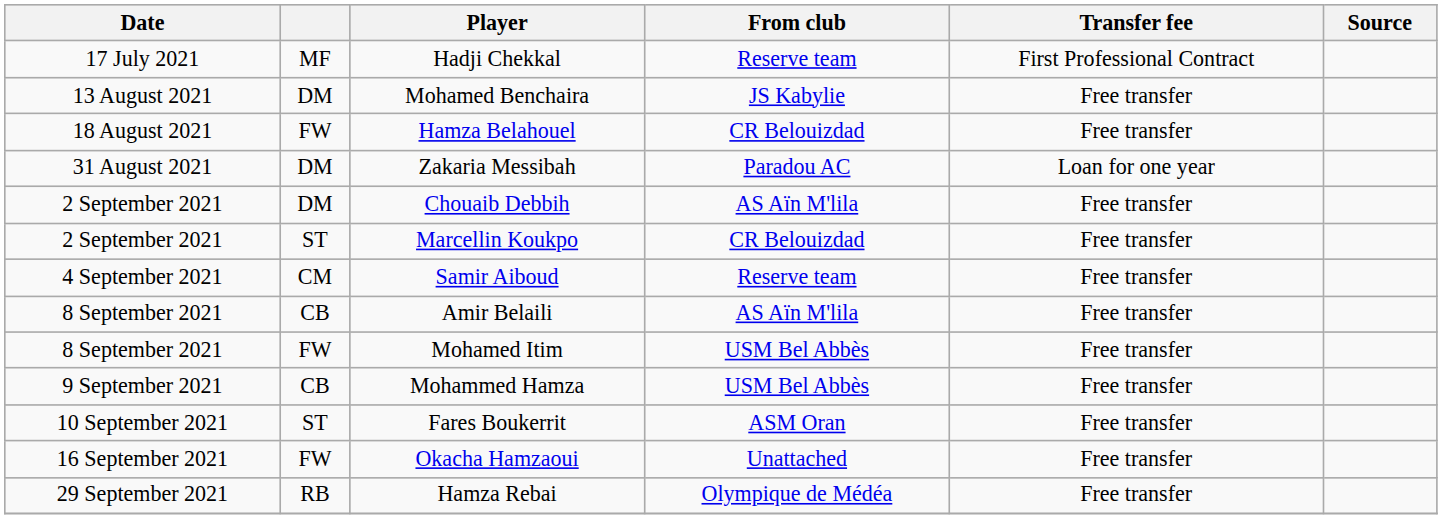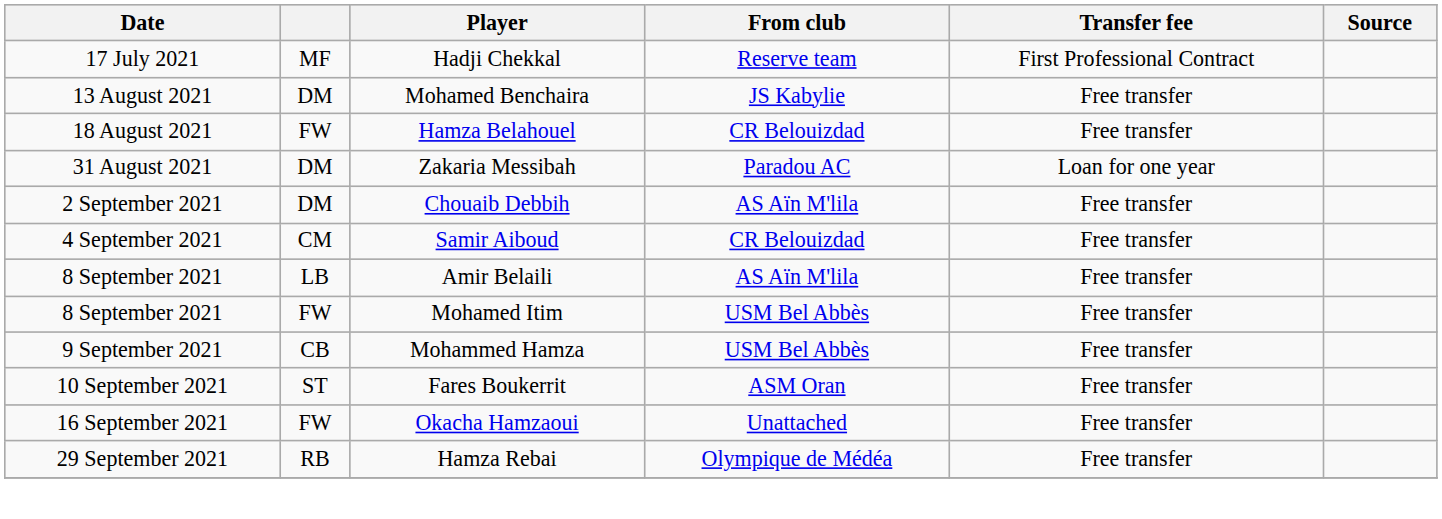- row: (497, 240)
(797, 276) Reserve team -> (797, 240) CR Belouizdad
(315, 313) CB -> (315, 276) LB
